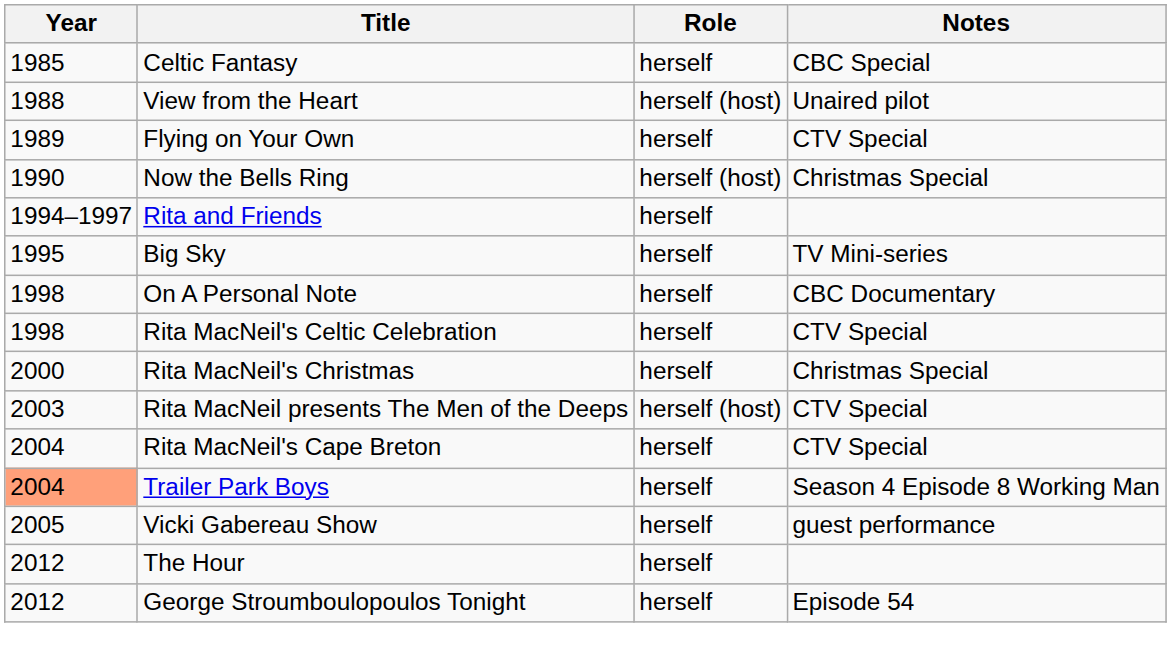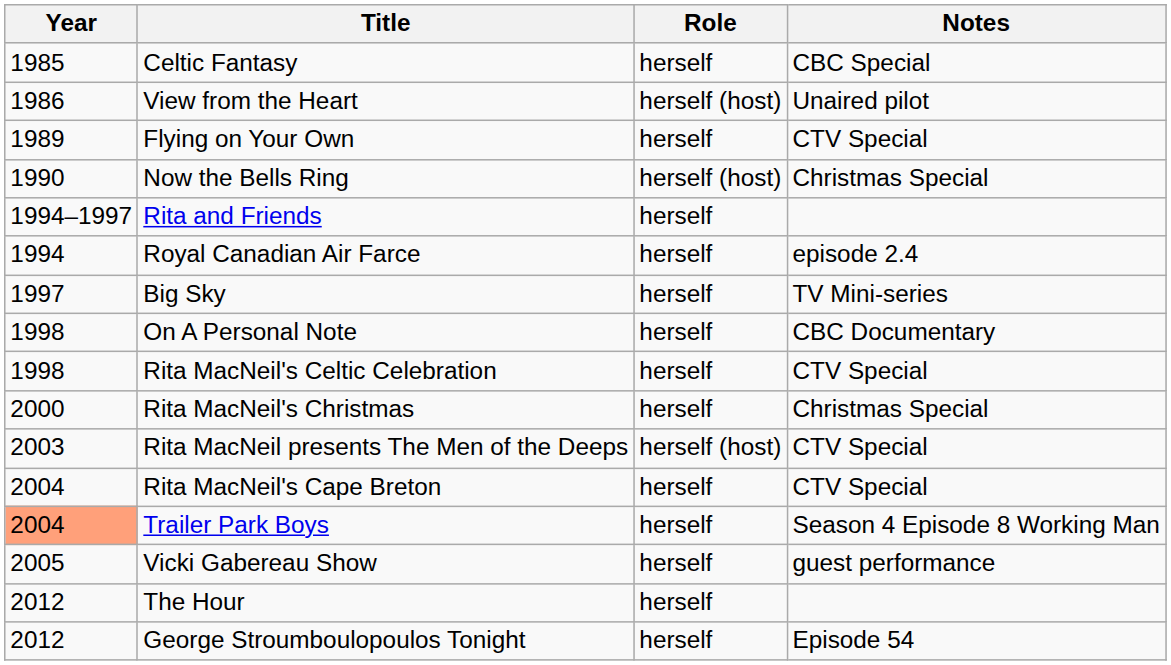(37, 100) 1988 -> (37, 100) 1986
+ row: (282, 255)
(37, 255) 1995 -> (37, 293) 1997
